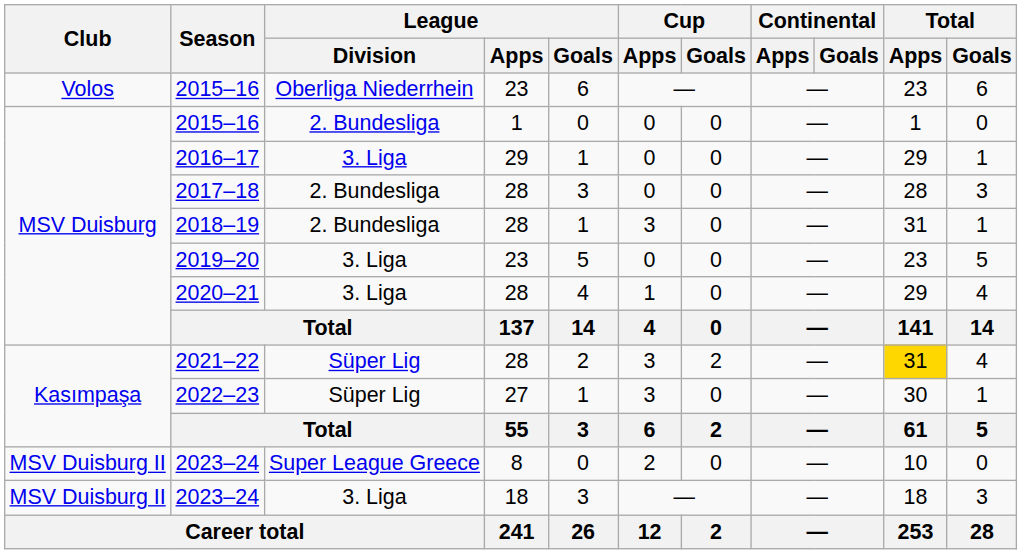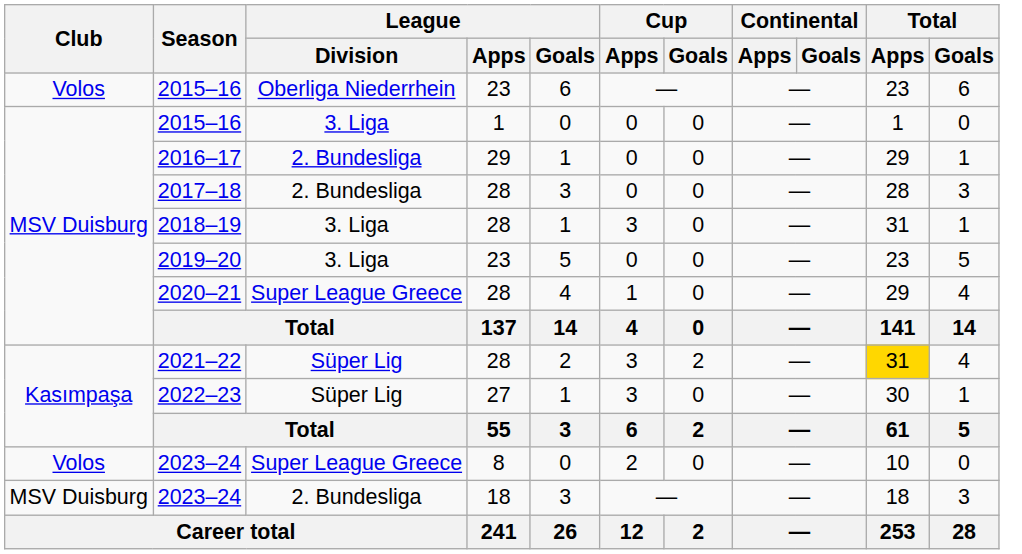(374, 123) 2. Bundesliga -> (357, 123) 3. Liga
(374, 157) 3. Liga -> (357, 157) 2. Bundesliga
(374, 225) 2. Bundesliga -> (357, 225) 3. Liga
(374, 293) 3. Liga -> (357, 293) Super League Greece
(88, 463) MSV Duisburg II -> (79, 463) Volos
(88, 497) MSV Duisburg II -> (79, 497) MSV Duisburg
(374, 497) 3. Liga -> (357, 497) 2. Bundesliga
